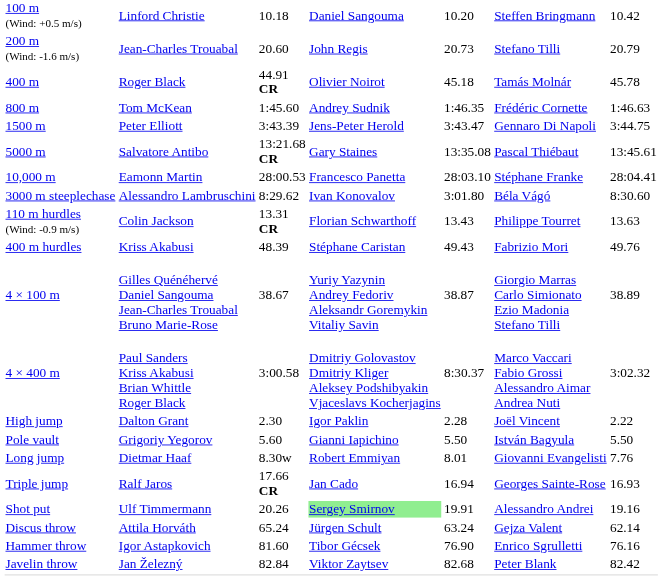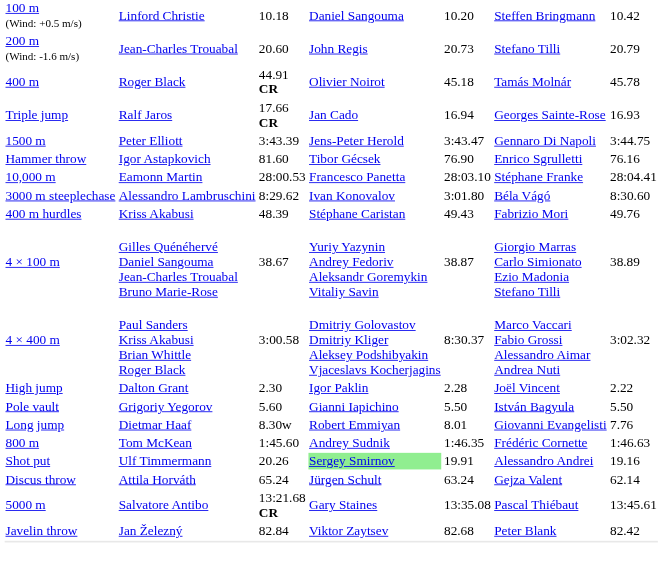rows swapped: (22, 107) <-> (37, 483)
rows swapped: (26, 151) <-> (46, 545)
- row: (43, 221)
